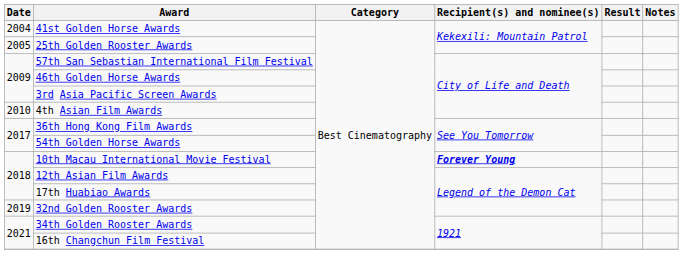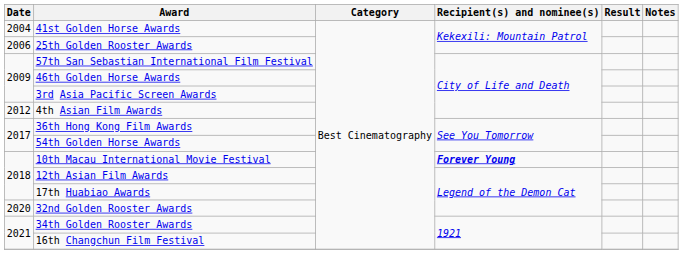(19, 45) 2005 -> (19, 45) 2006
(19, 110) 2010 -> (19, 110) 2012
(19, 208) 2019 -> (19, 208) 2020
